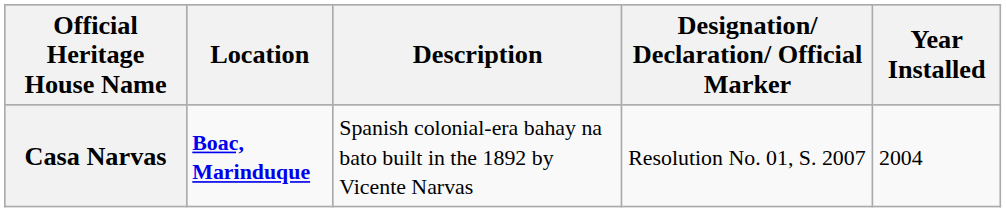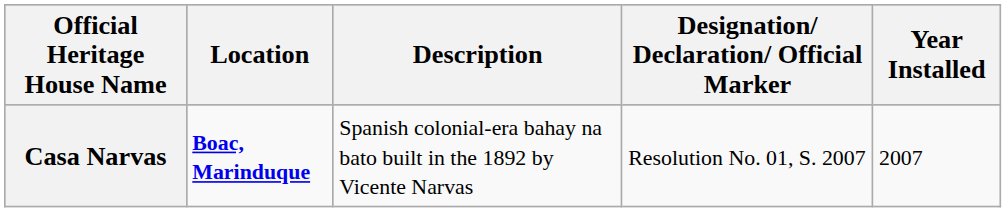(901, 157) 2004 -> (901, 157) 2007
